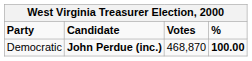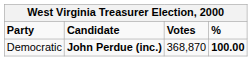(186, 47) 468,870 -> (186, 47) 368,870
